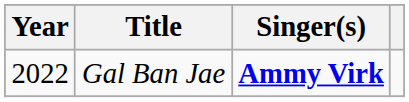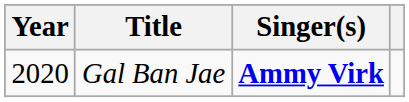(40, 72) 2022 -> (40, 72) 2020
